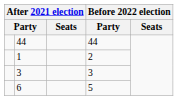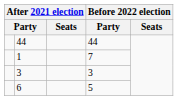(90, 57) 2 -> (90, 57) 7
